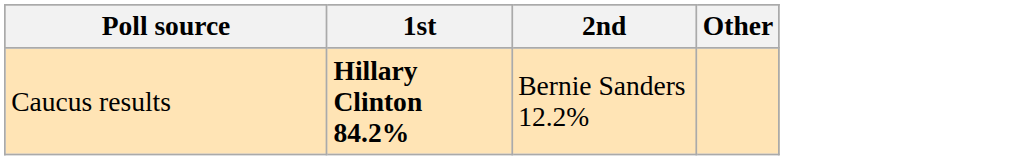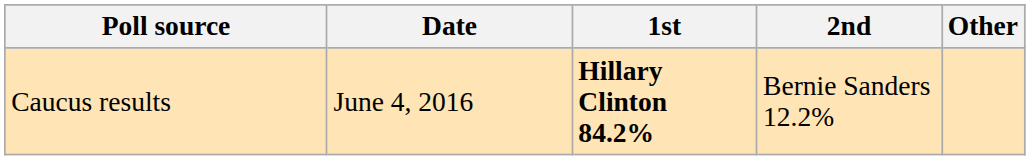+ column: (450, 26)
